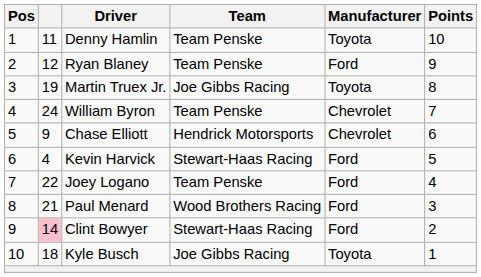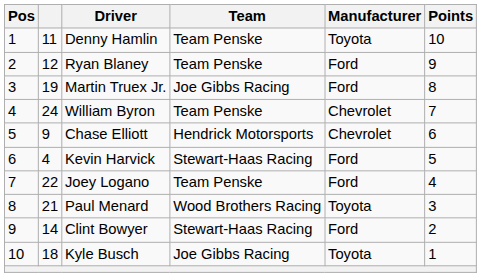(350, 87) Toyota -> (343, 87) Ford
(343, 205) Ford -> (350, 205) Toyota
(50, 229) pink background -> (50, 229) no background
